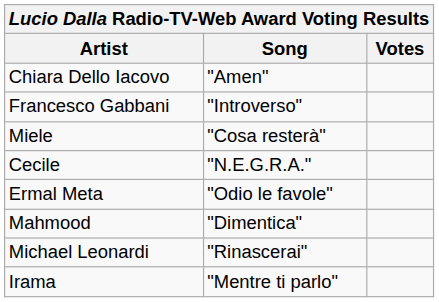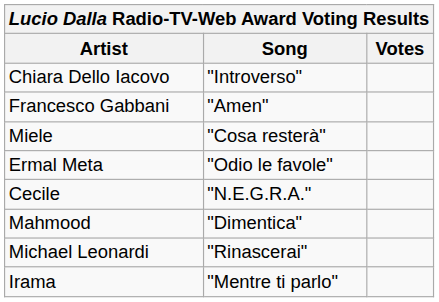(238, 77) "Amen" -> (255, 77) "Introverso"
(255, 106) "Introverso" -> (238, 106) "Amen"
rows swapped: (56, 194) <-> (34, 164)
